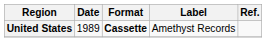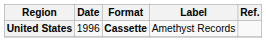(88, 28) 1989 -> (88, 28) 1996
